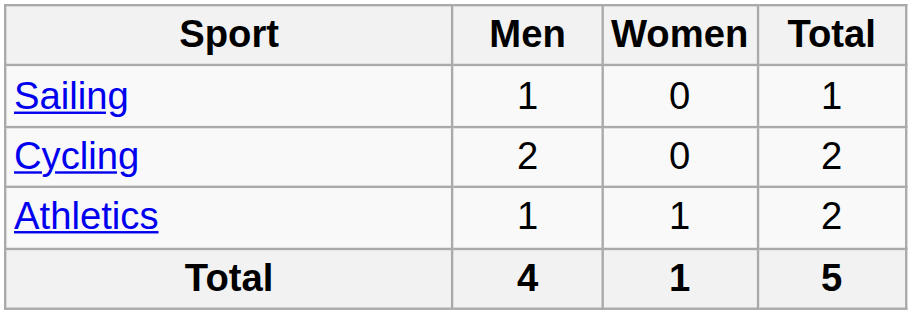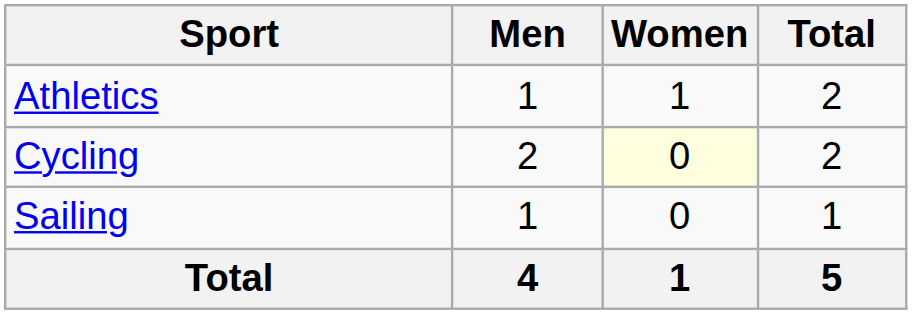rows swapped: (86, 216) <-> (71, 95)
(680, 156) no background -> (680, 156) lightyellow background
